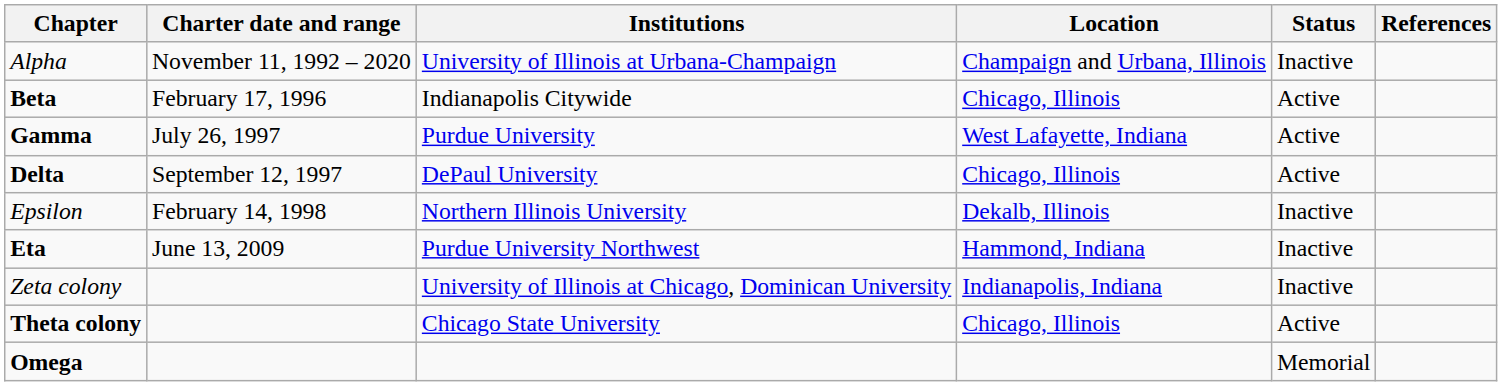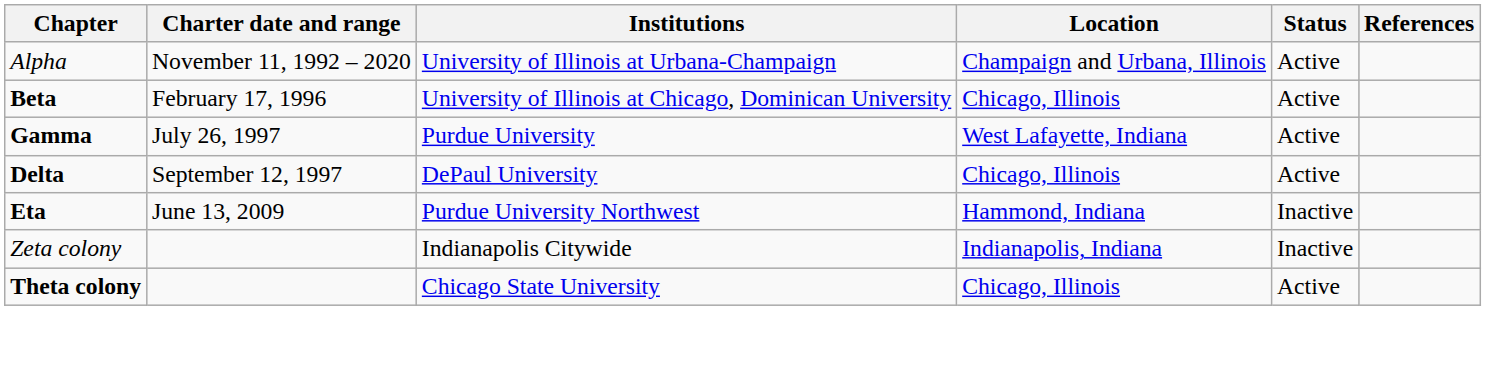(1315, 60) Inactive -> (1309, 60) Active
(527, 98) Indianapolis Citywide -> (687, 98) University of Illinois at Chicago, Dominican University
- row: (46, 211)
(687, 286) University of Illinois at Chicago, Dominican University -> (527, 248) Indianapolis Citywide
- row: (46, 361)
